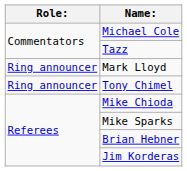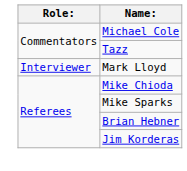(52, 67) Ring announcer -> (56, 67) Interviewer
- row: (138, 85)
